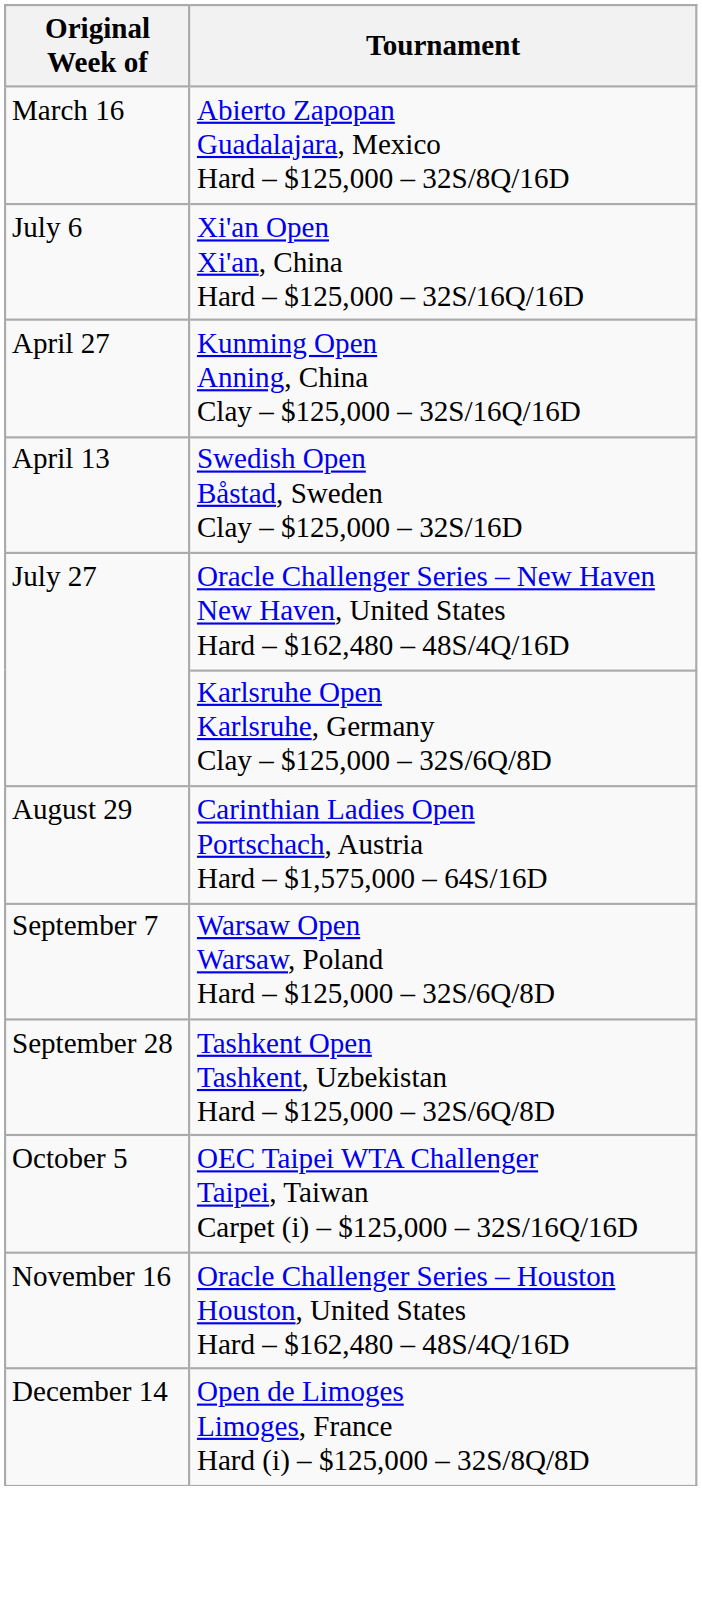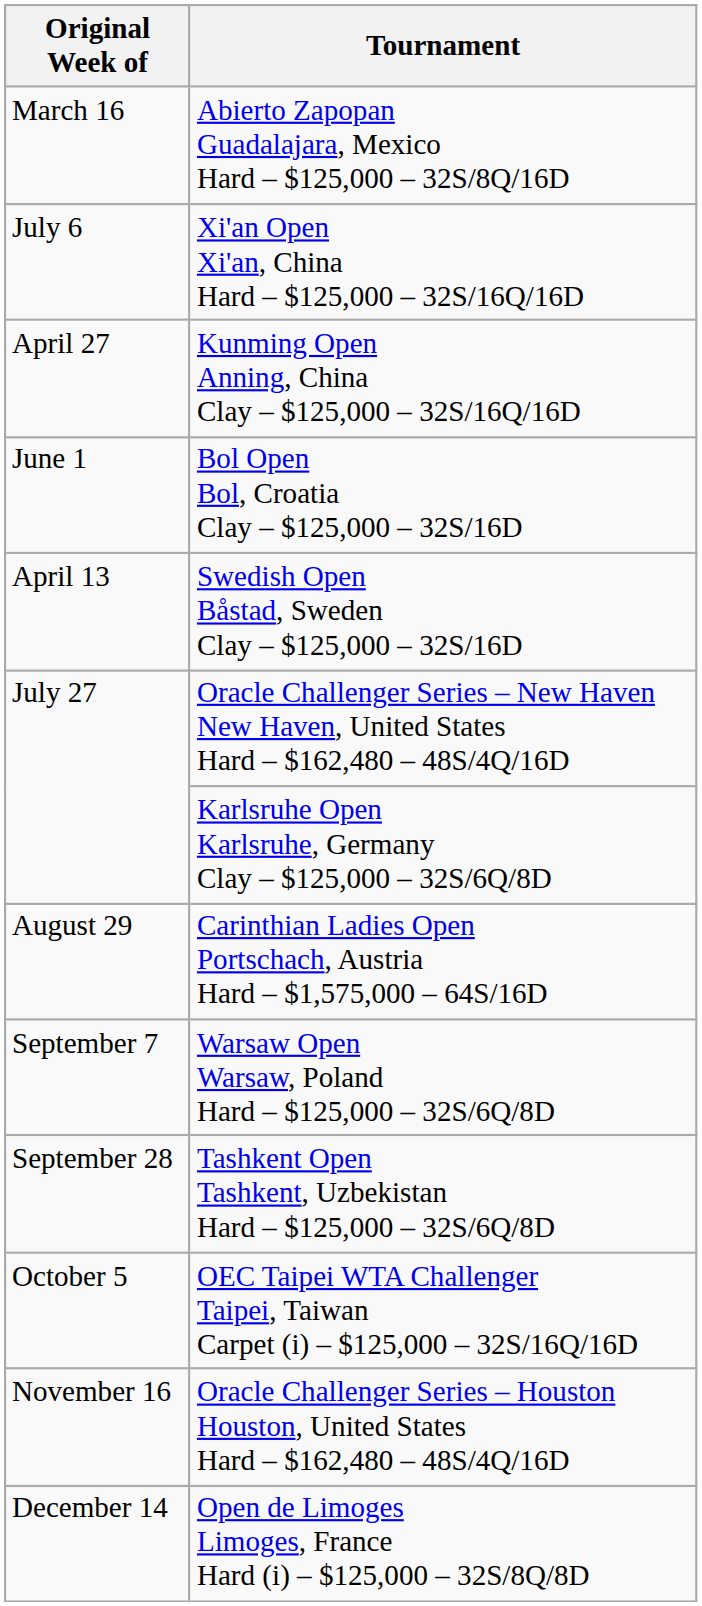+ row: (360, 494)
